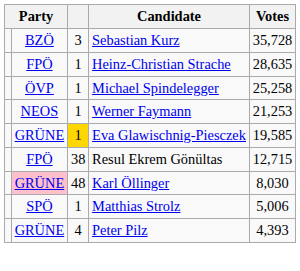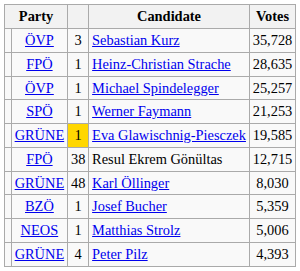(39, 40) BZÖ -> (39, 40) ÖVP
(272, 88) 25,258 -> (272, 88) 25,257
(39, 111) NEOS -> (39, 111) SPÖ
(39, 183) pink background -> (39, 183) no background
+ row: (129, 206)
(39, 206) SPÖ -> (39, 230) NEOS
